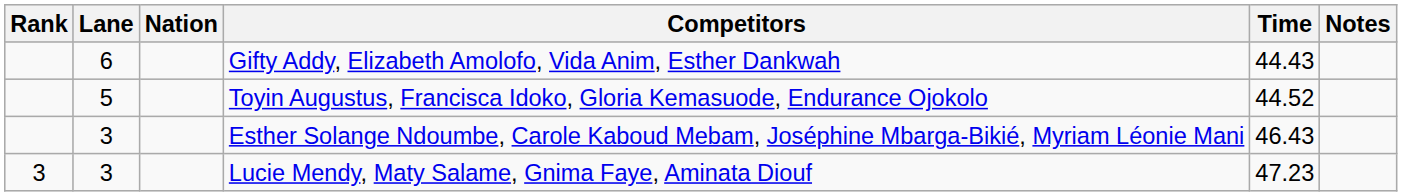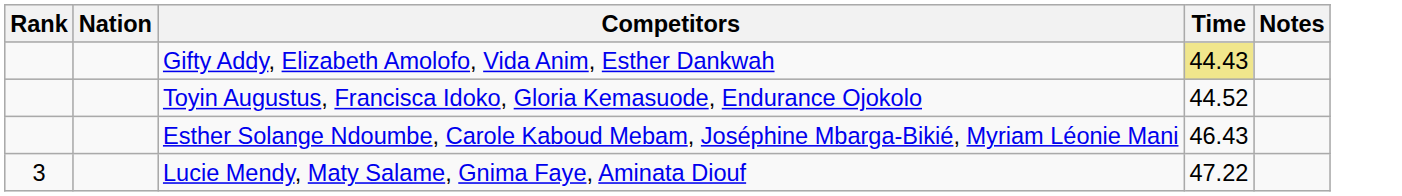- column: (106, 24)
(1285, 61) no background -> (1219, 61) khaki background
(1285, 173) 47.23 -> (1219, 173) 47.22
